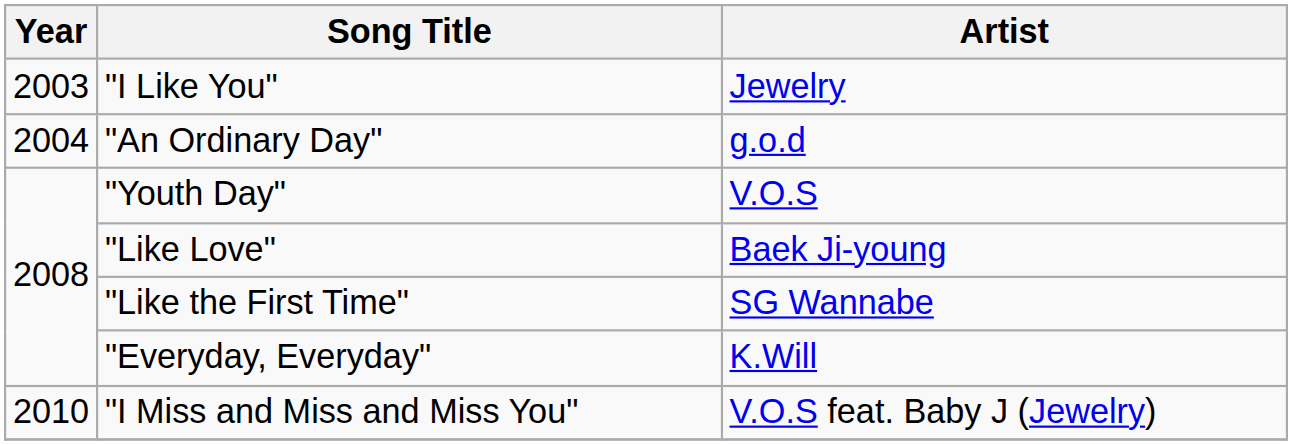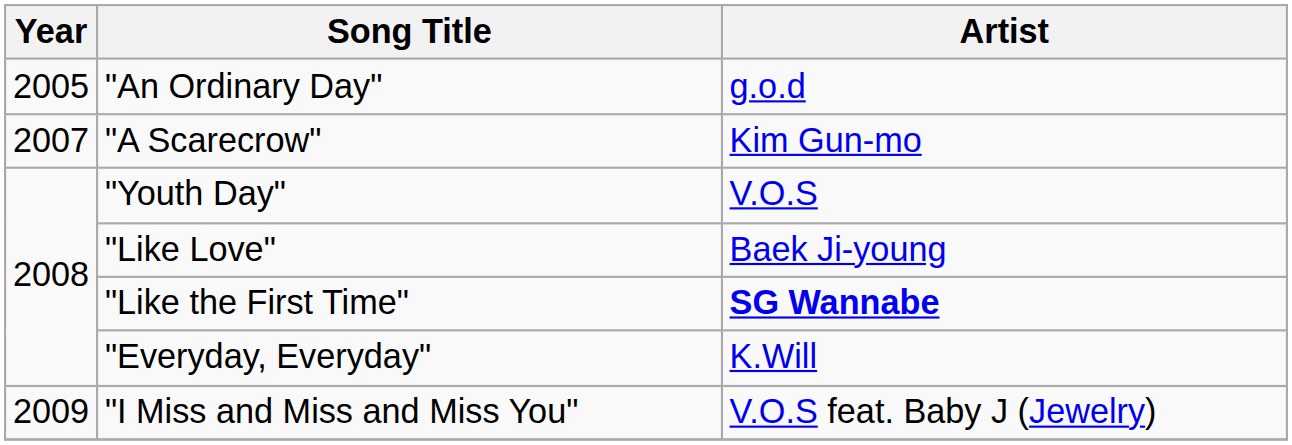- row: (191, 85)
(51, 140) 2004 -> (51, 85) 2005
+ row: (213, 140)
(832, 303) normal -> (835, 303) bold
(51, 411) 2010 -> (51, 411) 2009
